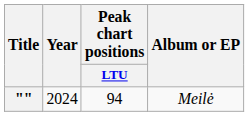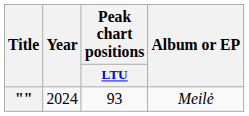(115, 99) 94 -> (115, 99) 93
